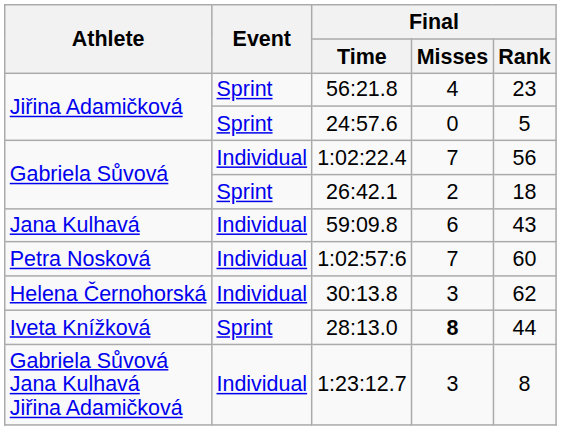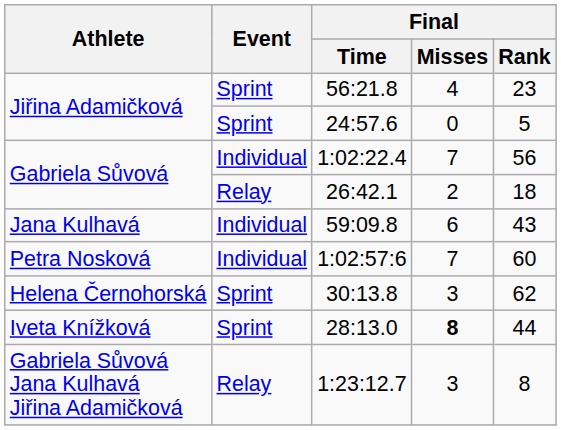(245, 192) Sprint -> (244, 192) Relay
(262, 293) Individual -> (245, 293) Sprint
(262, 385) Individual -> (244, 385) Relay
